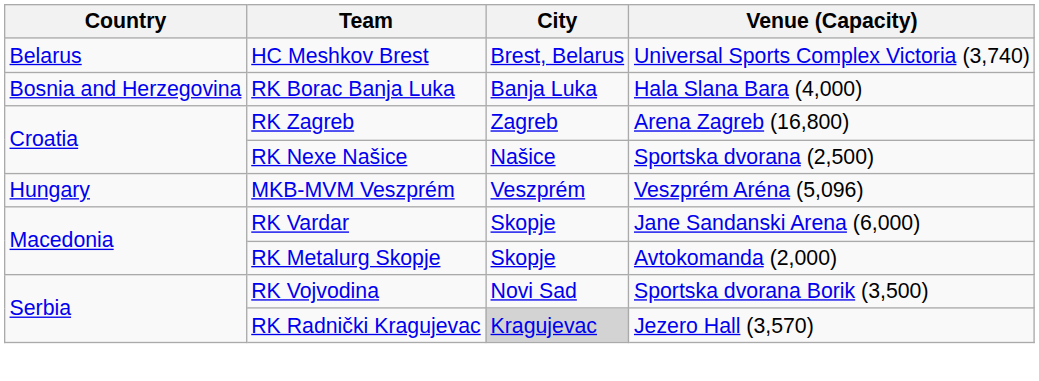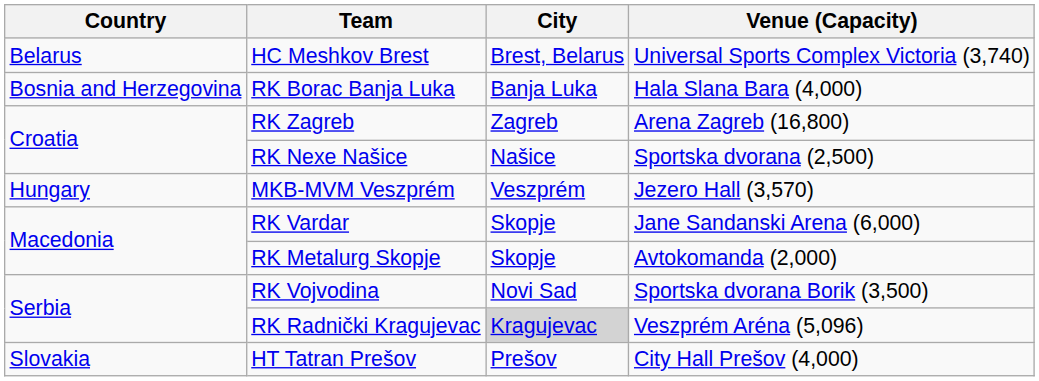(749, 190) Veszprém Aréna (5,096) -> (724, 190) Jezero Hall (3,570)
(724, 325) Jezero Hall (3,570) -> (749, 325) Veszprém Aréna (5,096)
+ row: (334, 358)
